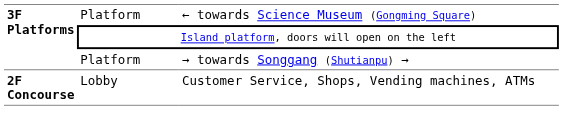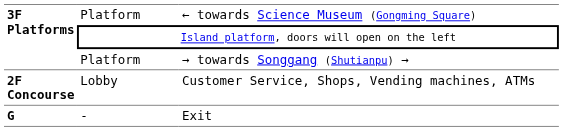+ row: (84, 116)
